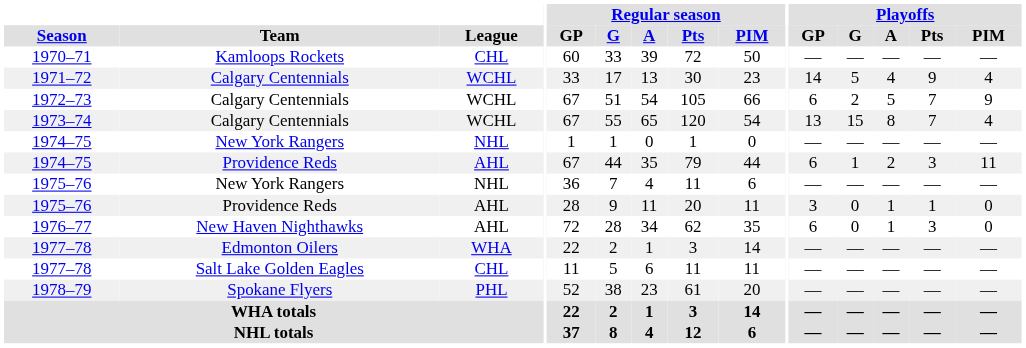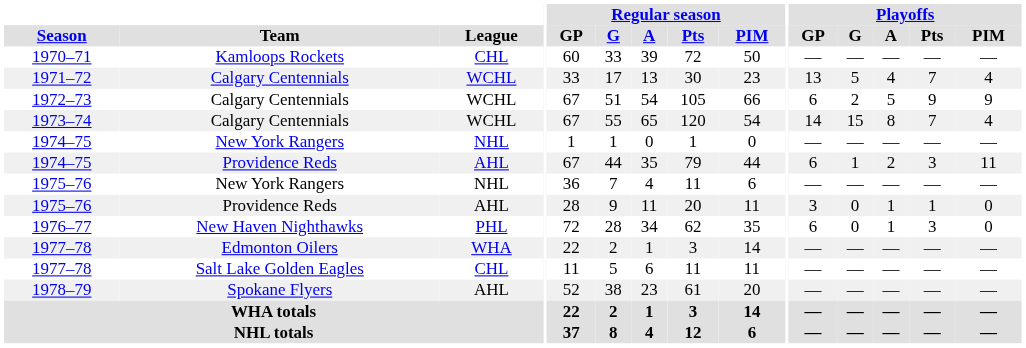(813, 78) 14 -> (813, 78) 13
(932, 78) 9 -> (932, 78) 7
(932, 99) 7 -> (932, 99) 9
(813, 120) 13 -> (813, 120) 14
(491, 226) AHL -> (491, 226) PHL
(491, 290) PHL -> (491, 290) AHL
